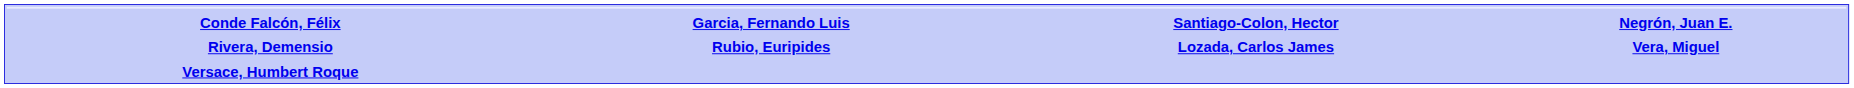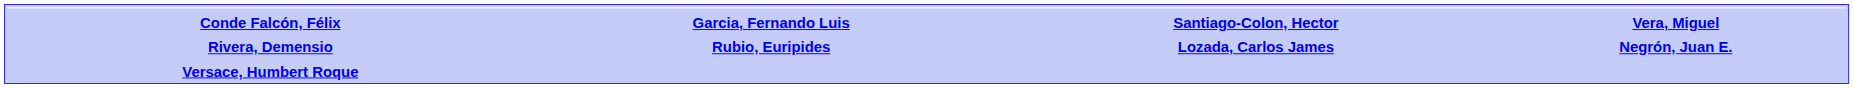(1676, 23) Negrón, Juan E. -> (1676, 23) Vera, Miguel
(1676, 47) Vera, Miguel -> (1676, 47) Negrón, Juan E.
